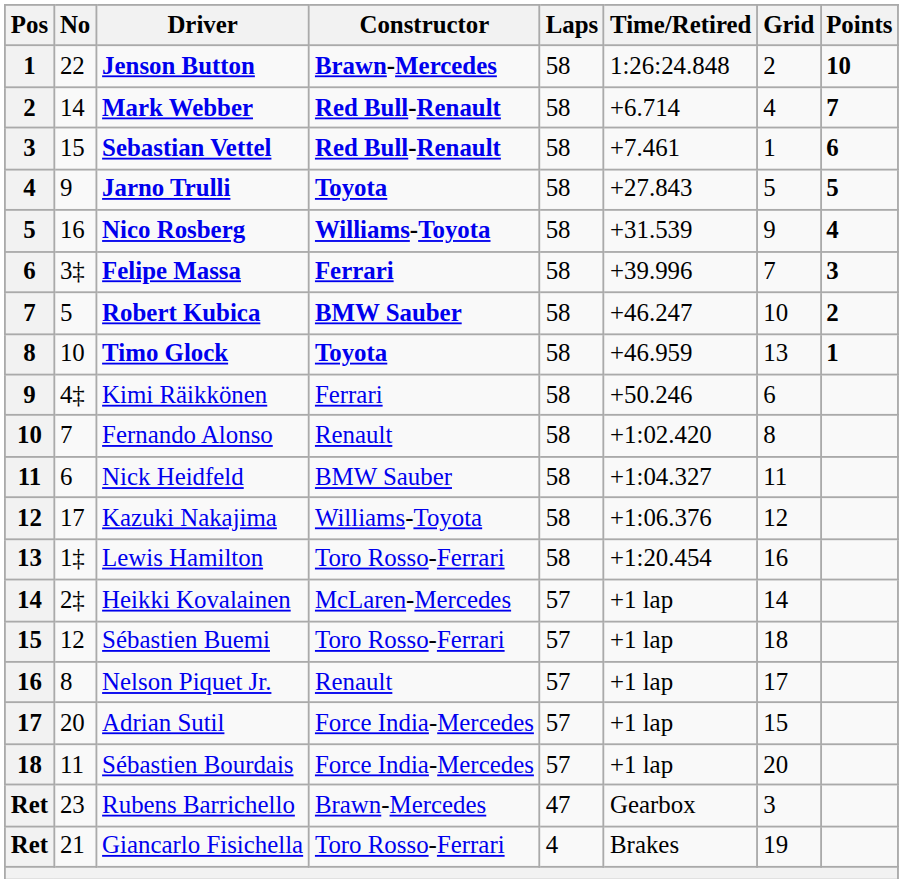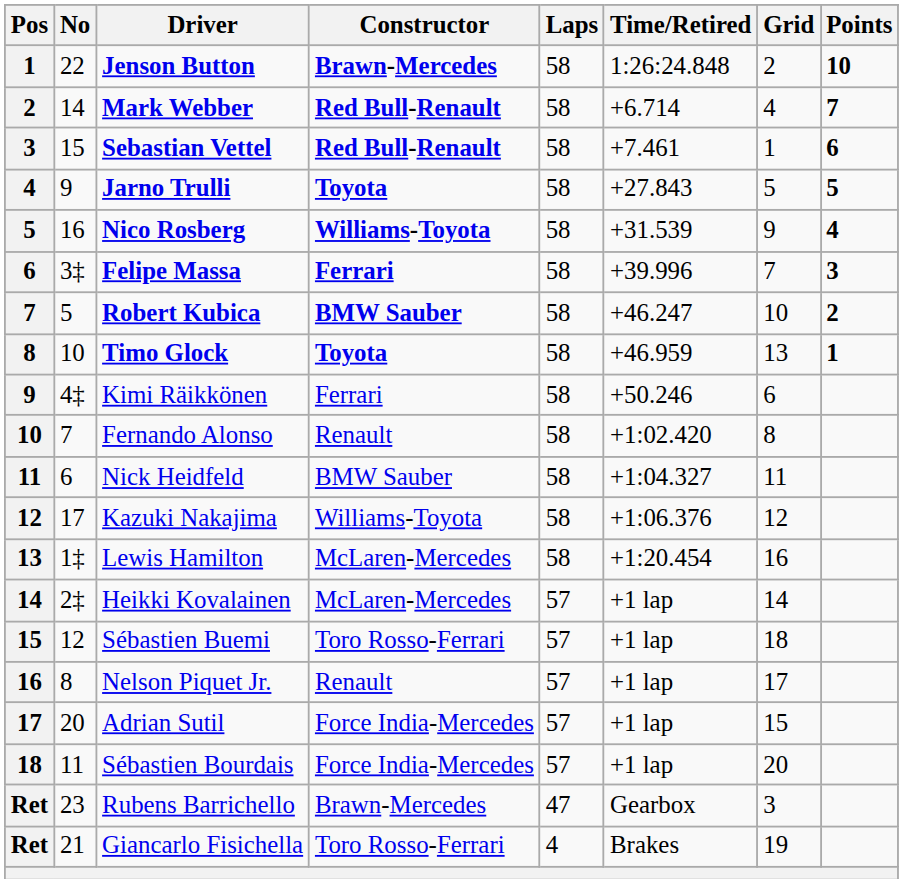(410, 558) Toro Rosso-Ferrari -> (413, 558) McLaren-Mercedes
